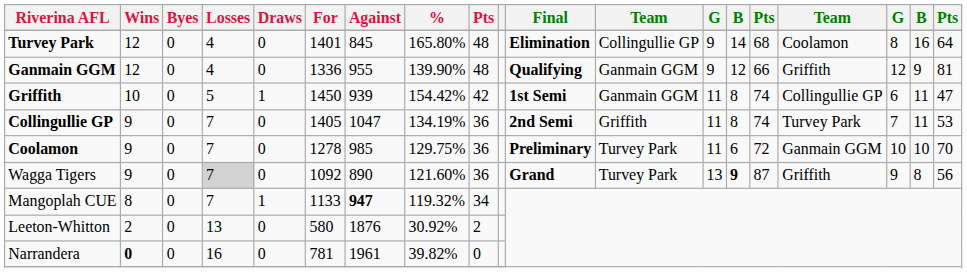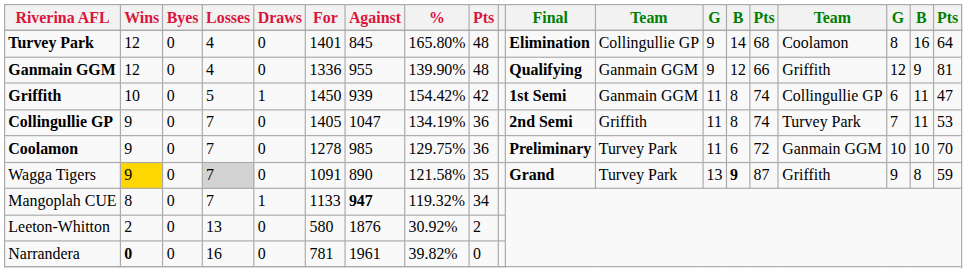(128, 174) no background -> (128, 174) gold background
(325, 174) 1092 -> (325, 174) 1091
(437, 174) 121.60% -> (437, 174) 121.58%
(481, 174) 36 -> (481, 174) 35
(945, 174) 56 -> (945, 174) 59
